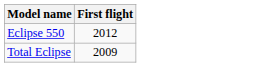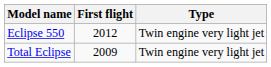+ column: (201, 14)
